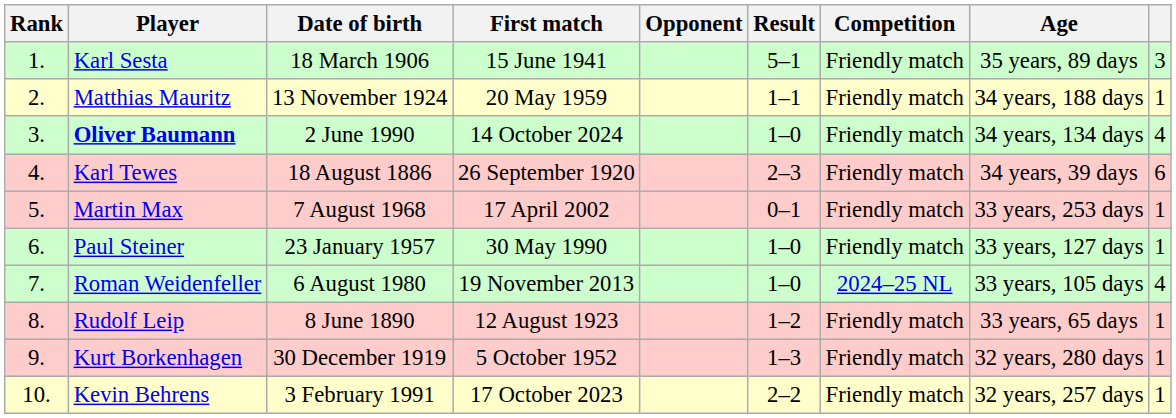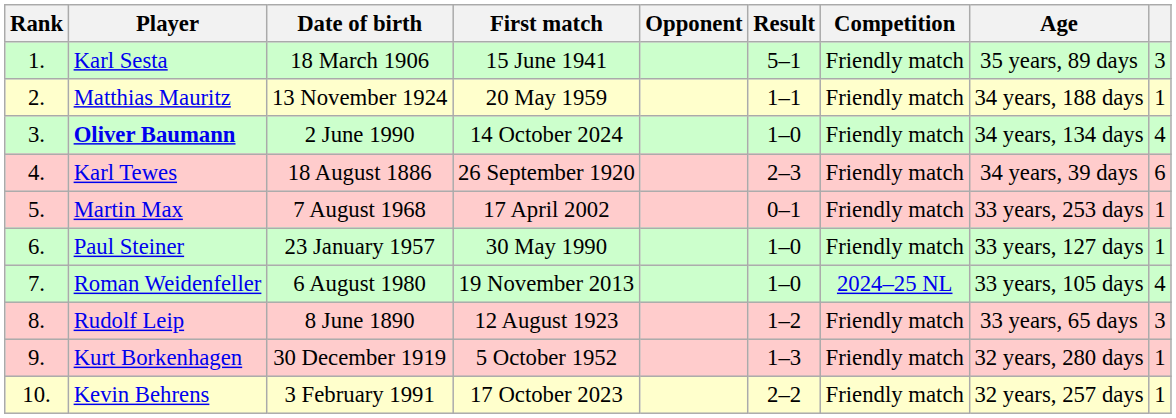(1160, 320) 1 -> (1160, 320) 3
